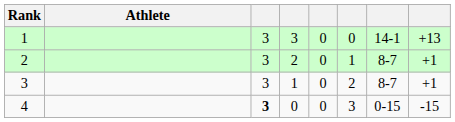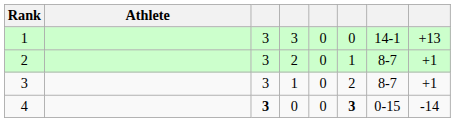(352, 106) normal -> (352, 106) bold
(430, 106) -15 -> (430, 106) -14
